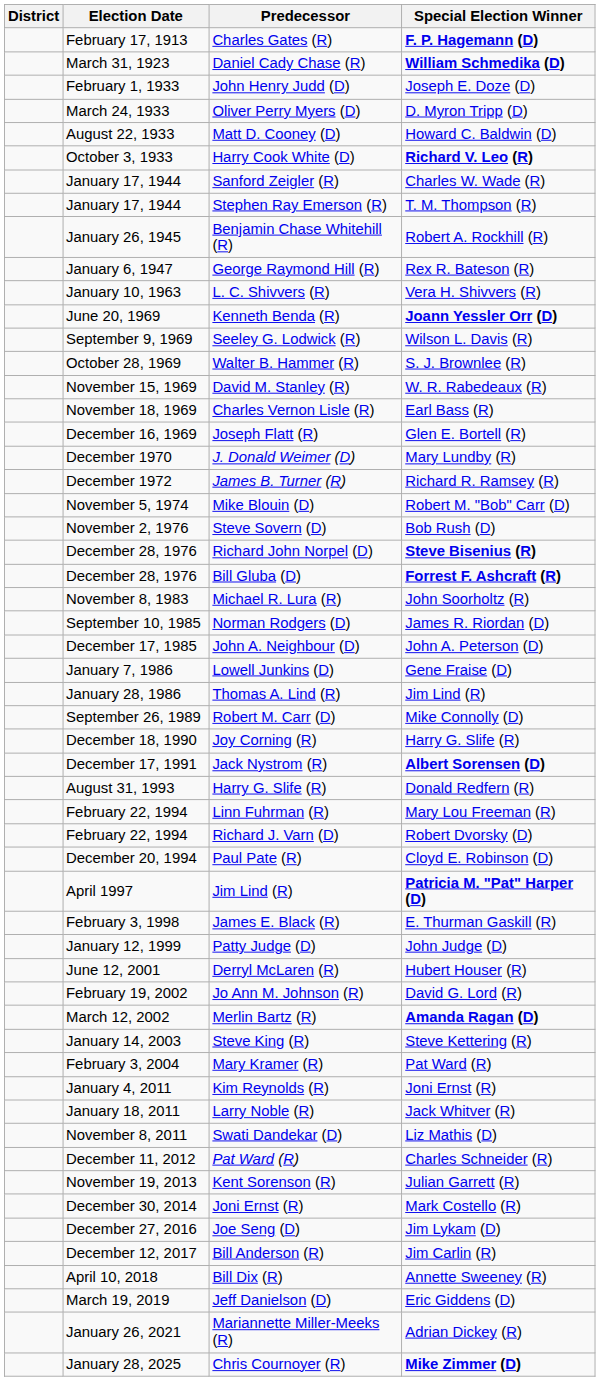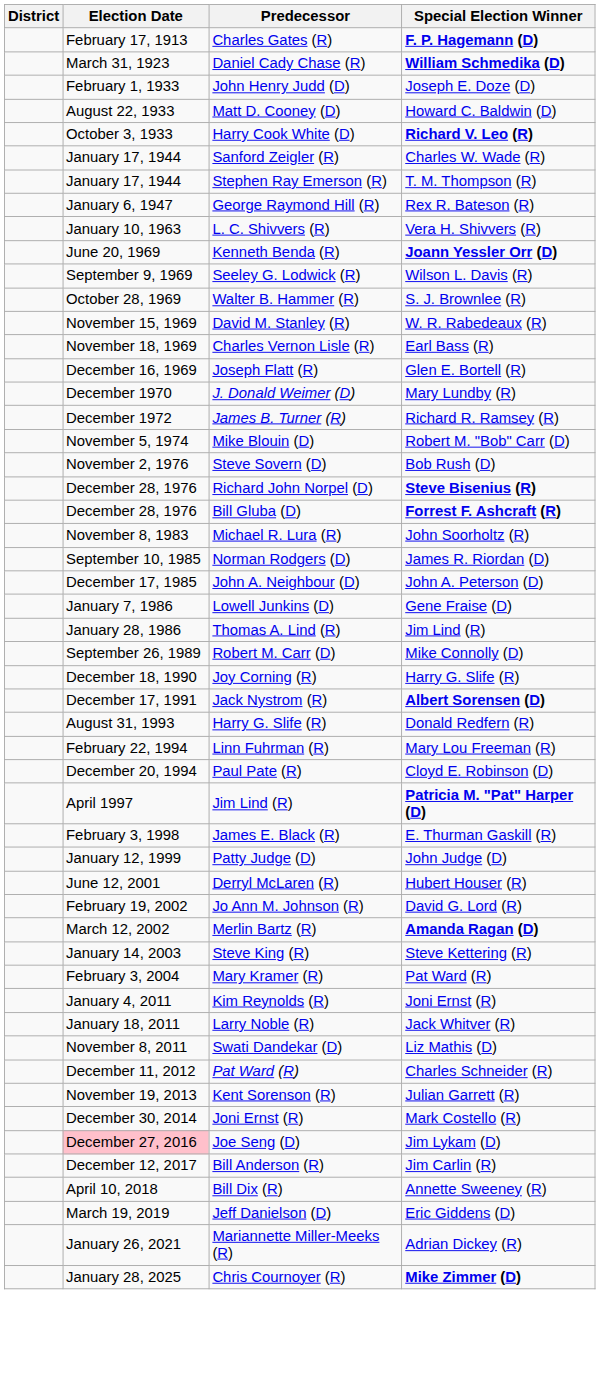- row: (286, 110)
- row: (297, 237)
- row: (276, 835)
(131, 1229) no background -> (131, 1142) pink background
